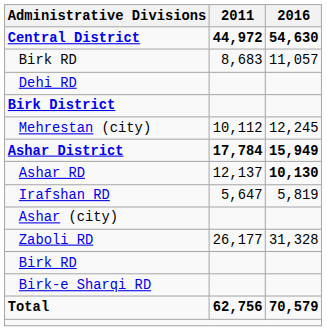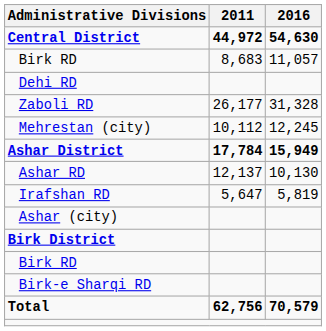rows swapped: (56, 240) <-> (62, 106)
(294, 173) bold -> (294, 173) normal
